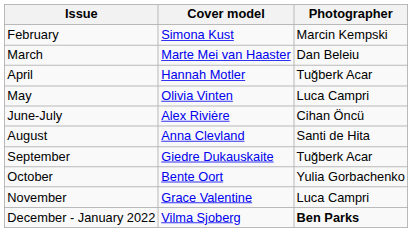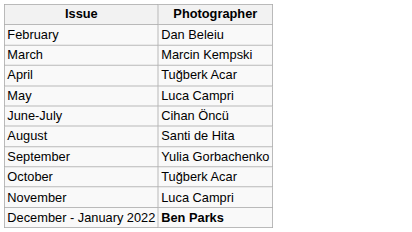- column: (226, 14)
(342, 34) Marcin Kempski -> (193, 34) Dan Beleiu
(328, 55) Dan Beleiu -> (207, 55) Marcin Kempski
(334, 156) Tuğberk Acar -> (215, 156) Yulia Gorbachenko
(351, 177) Yulia Gorbachenko -> (199, 177) Tuğberk Acar
